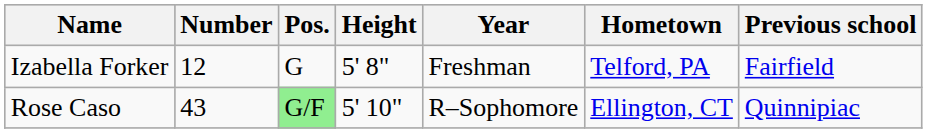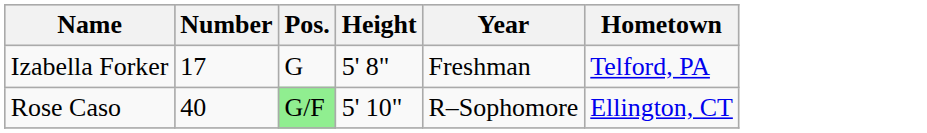- column: (831, 25)
(193, 66) 12 -> (193, 66) 17
(193, 107) 43 -> (193, 107) 40
